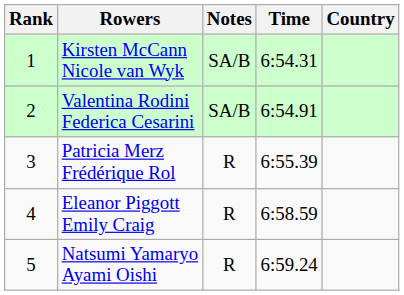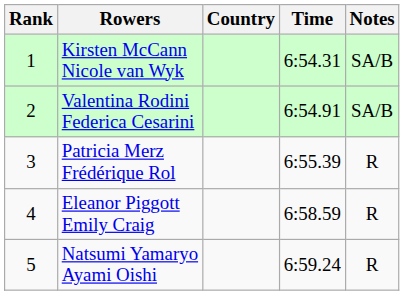columns swapped: (361, 19) <-> (229, 19)
